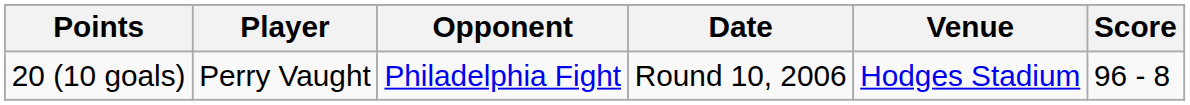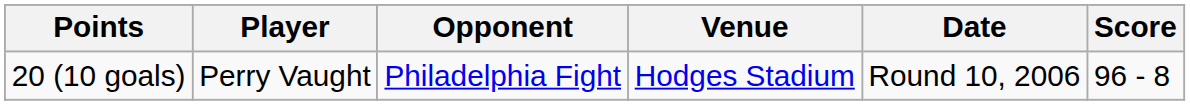columns swapped: (970, 28) <-> (741, 28)
